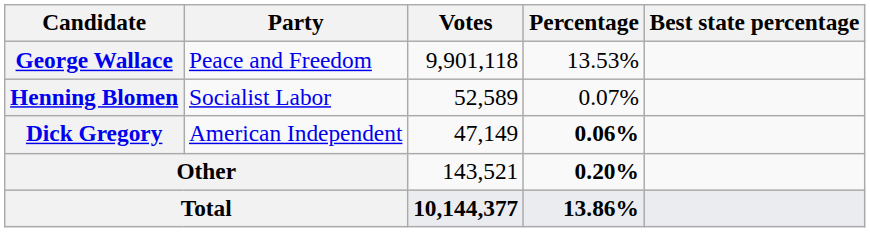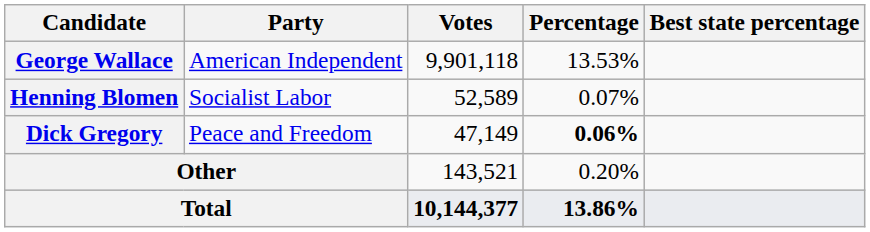(280, 60) Peace and Freedom -> (296, 60) American Independent
(296, 134) American Independent -> (280, 134) Peace and Freedom
(607, 171) bold -> (609, 171) normal
